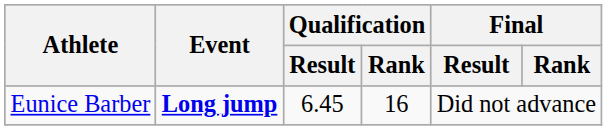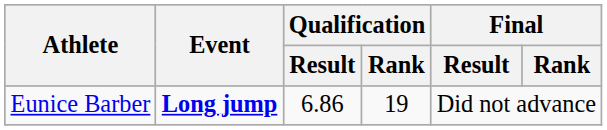(322, 105) 6.45 -> (322, 105) 6.86
(396, 105) 16 -> (396, 105) 19
